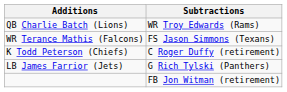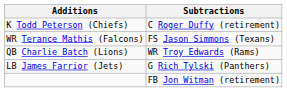rows swapped: (67, 25) <-> (67, 53)
